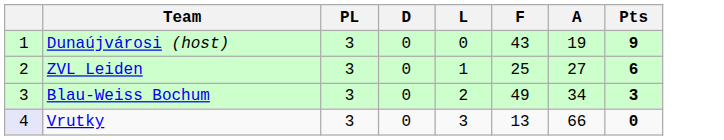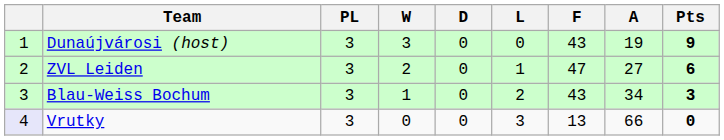+ column: (406, 18)
(520, 70) 25 -> (577, 70) 47
(520, 96) 49 -> (577, 96) 43
